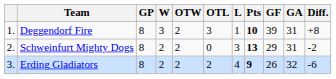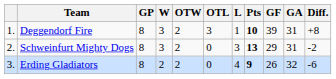(162, 47) 2 -> (162, 47) 3
(209, 64) 2 -> (209, 64) 0
